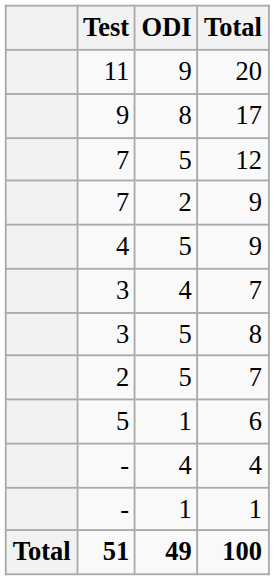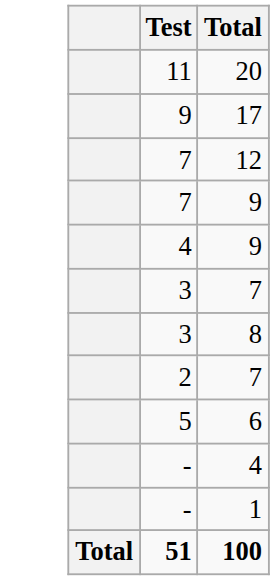- column: (167, 27)
